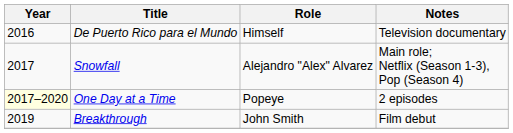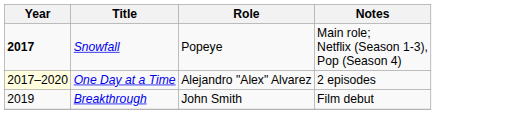- row: (155, 33)
(21, 66) normal -> (21, 47) bold
(308, 66) Alejandro "Alex" Alvarez -> (202, 47) Popeye
(263, 99) Popeye -> (246, 80) Alejandro "Alex" Alvarez
